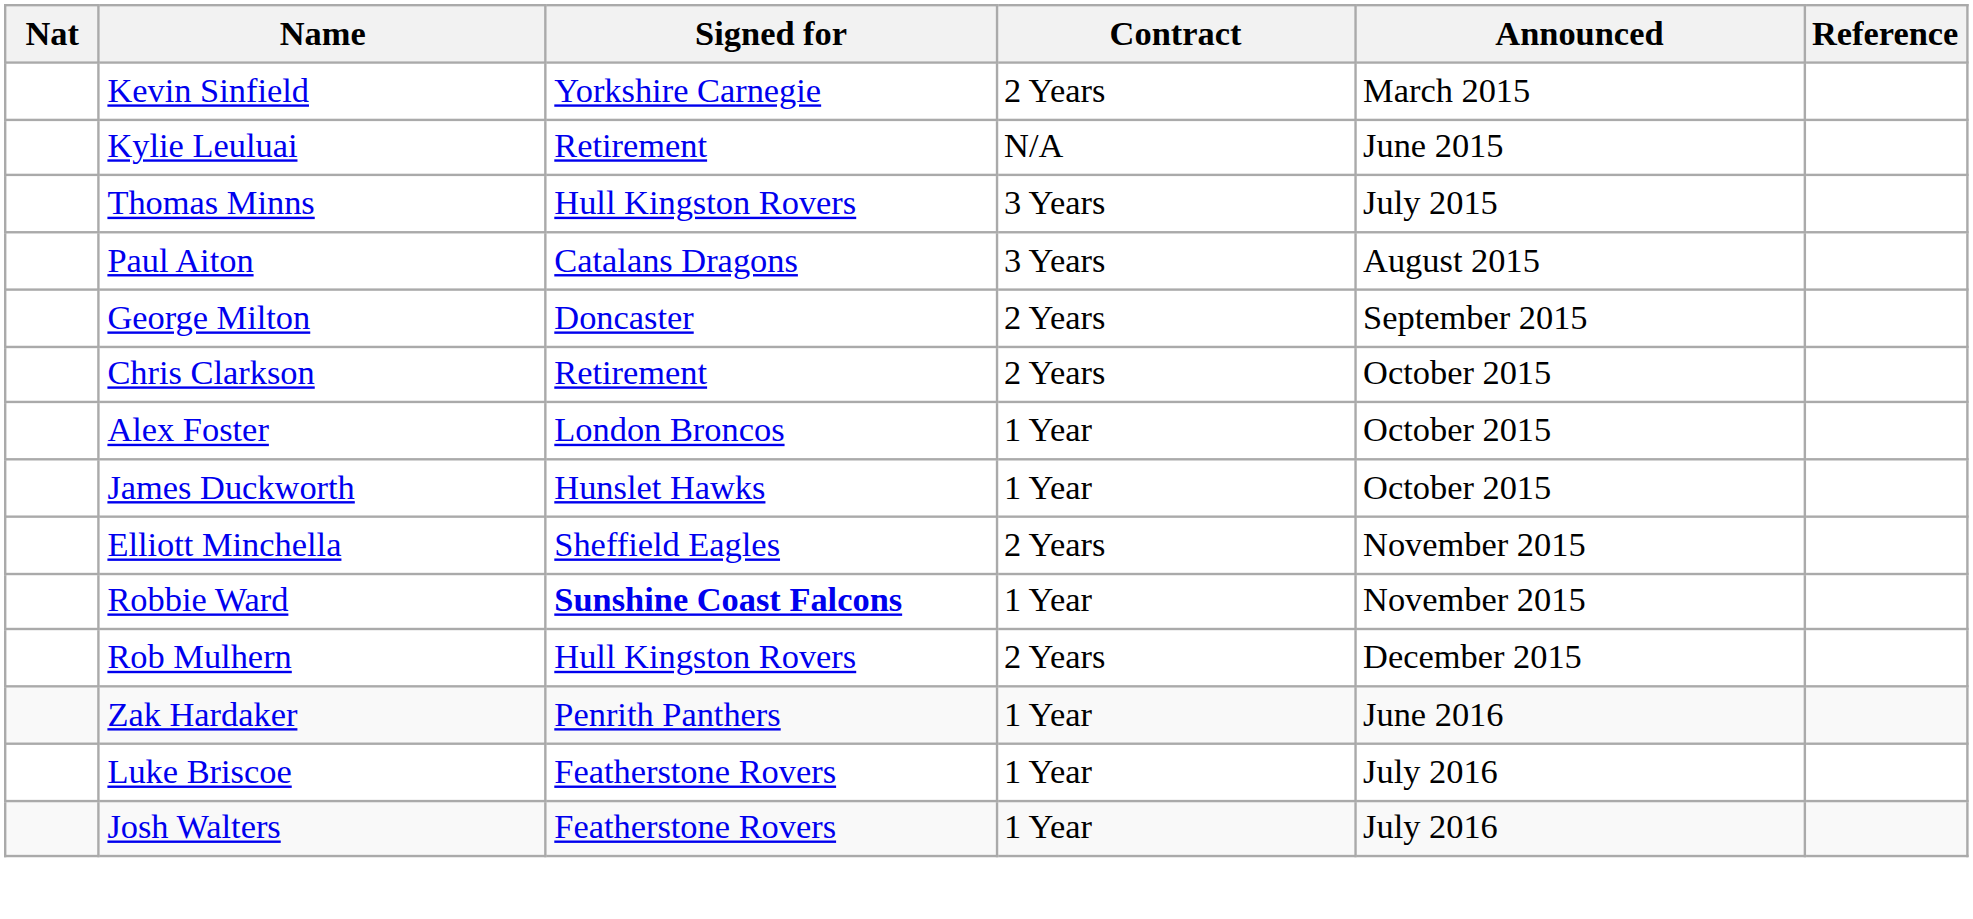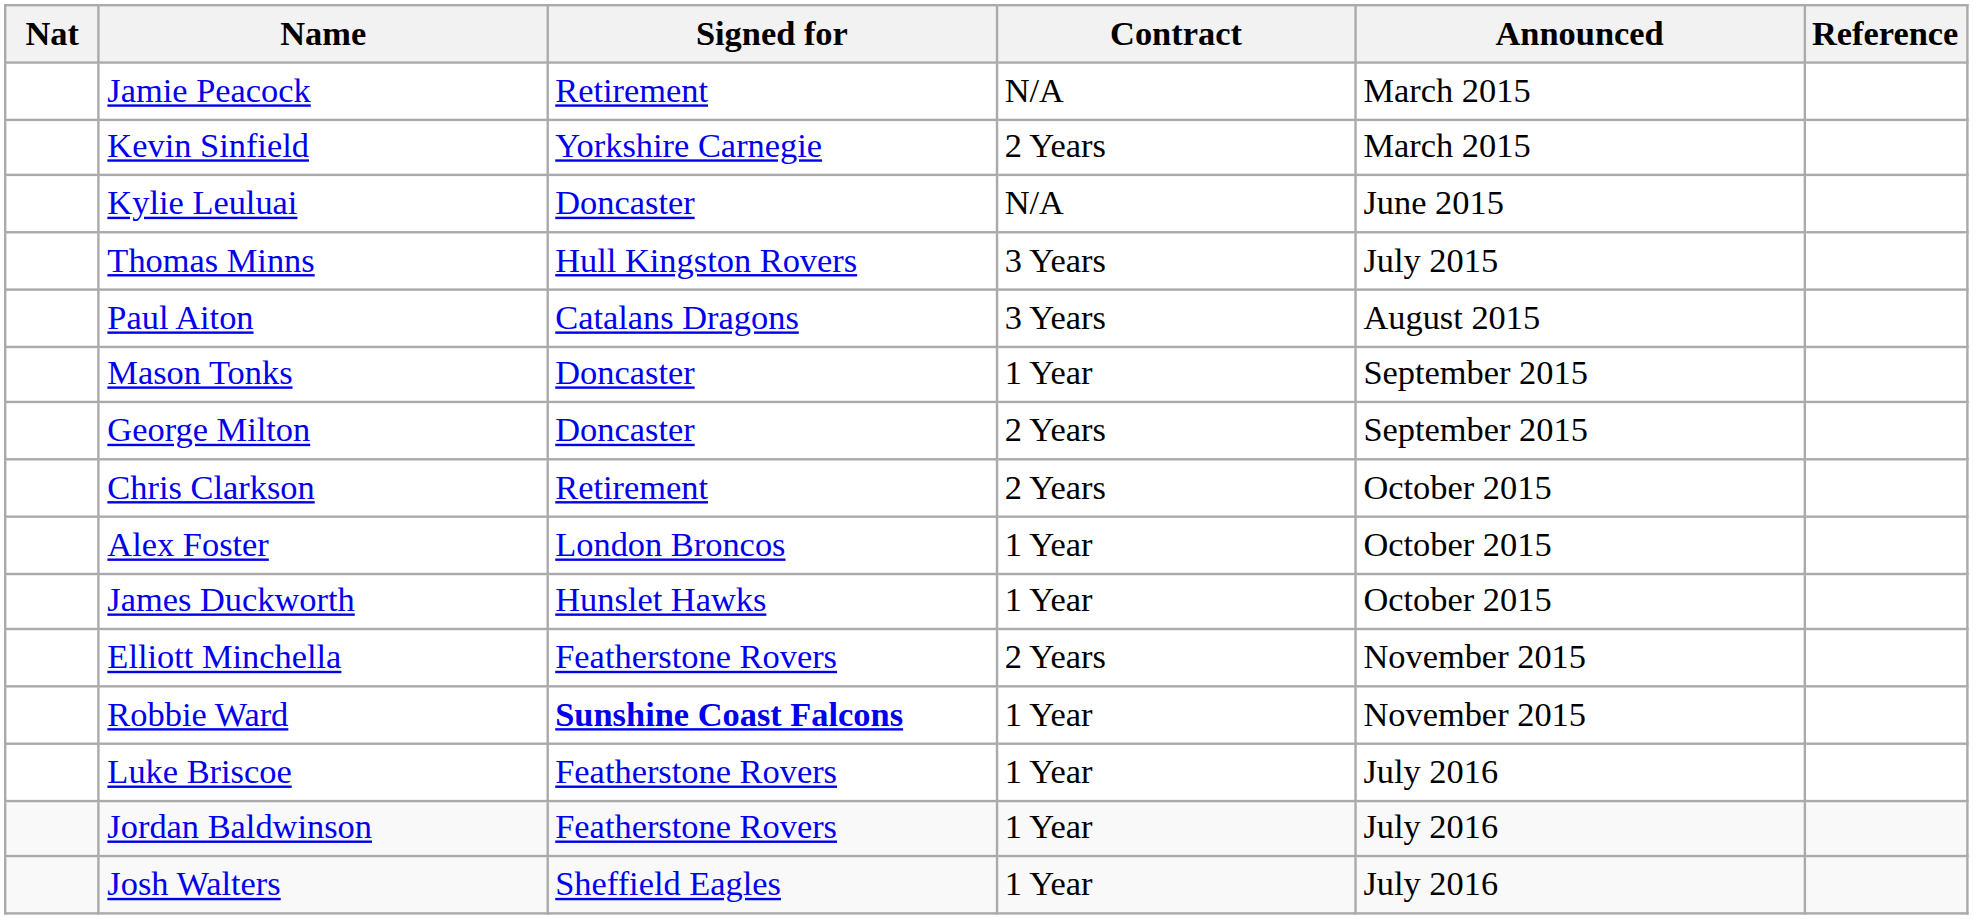+ row: (209, 90)
(631, 146) Retirement -> (625, 203) Doncaster
+ row: (200, 373)
(667, 544) Sheffield Eagles -> (696, 657) Featherstone Rovers
- row: (200, 657)
- row: (202, 714)
+ row: (240, 827)
(695, 827) Featherstone Rovers -> (668, 884) Sheffield Eagles
